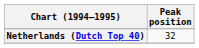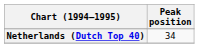(170, 36) 32 -> (170, 36) 34
